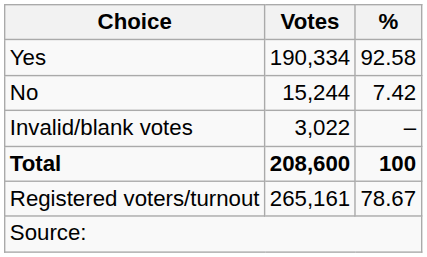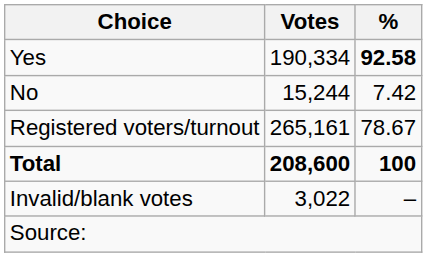(388, 57) normal -> (388, 57) bold
rows swapped: (101, 127) <-> (135, 198)
